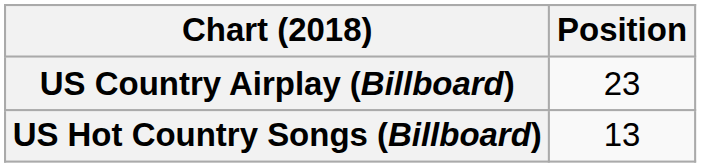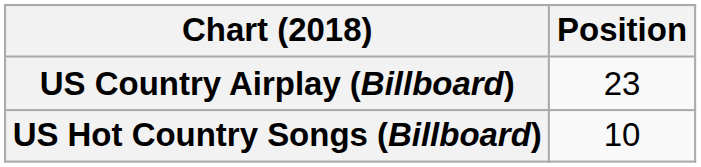(622, 135) 13 -> (622, 135) 10
